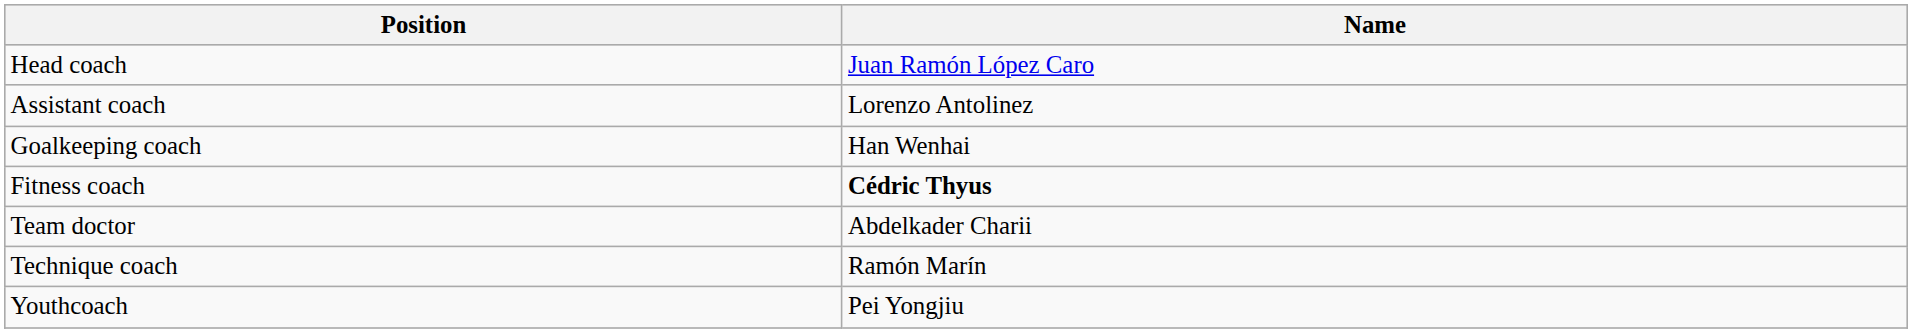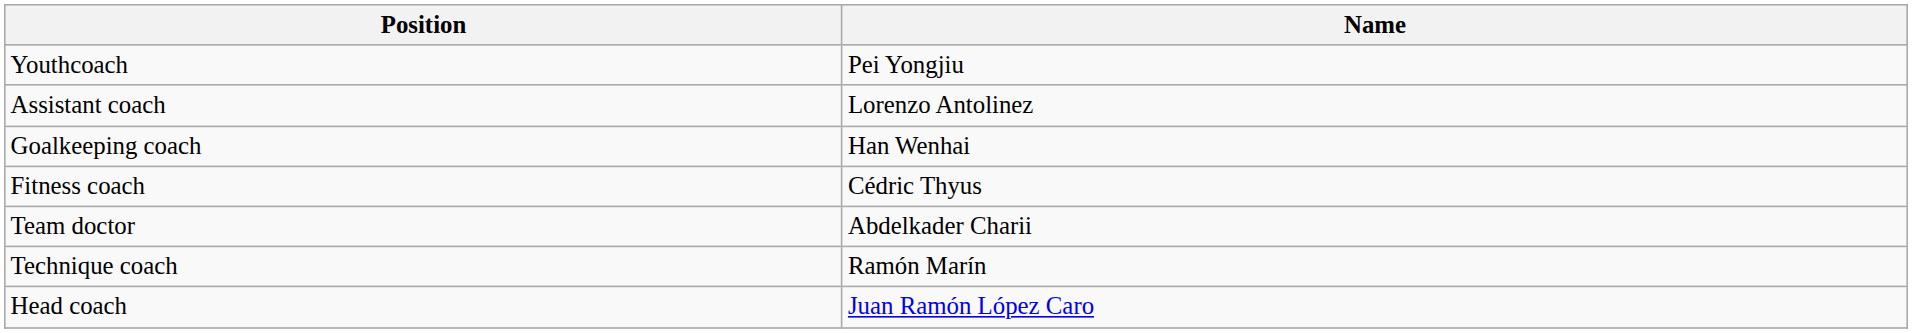rows swapped: (69, 64) <-> (69, 306)
(920, 185) bold -> (915, 185) normal
